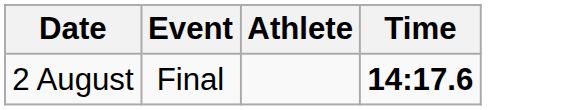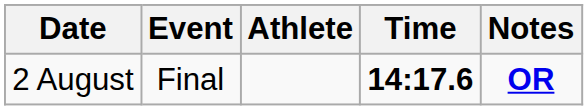+ column: (531, 29)
